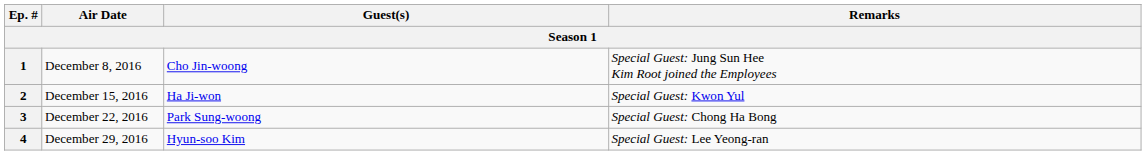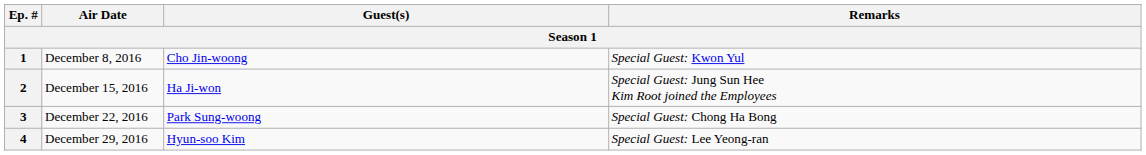(694, 66) Special Guest: Jung Sun Hee Kim Root joined the Employees -> (678, 58) Special Guest: Kwon Yul
(678, 96) Special Guest: Kwon Yul -> (694, 88) Special Guest: Jung Sun Hee Kim Root joined the Employees
